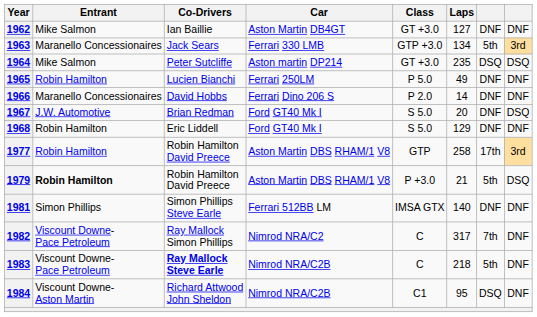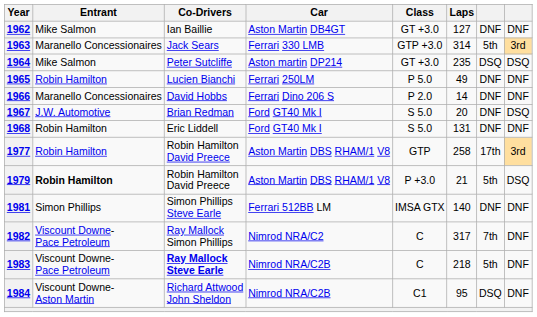(462, 46) 134 -> (462, 46) 314
(462, 129) 129 -> (462, 129) 131
